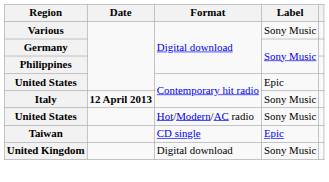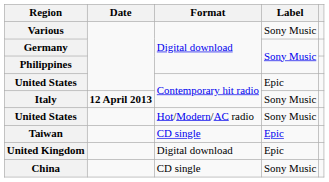(290, 151) Sony Music -> (274, 151) Epic
+ row: (46, 168)
